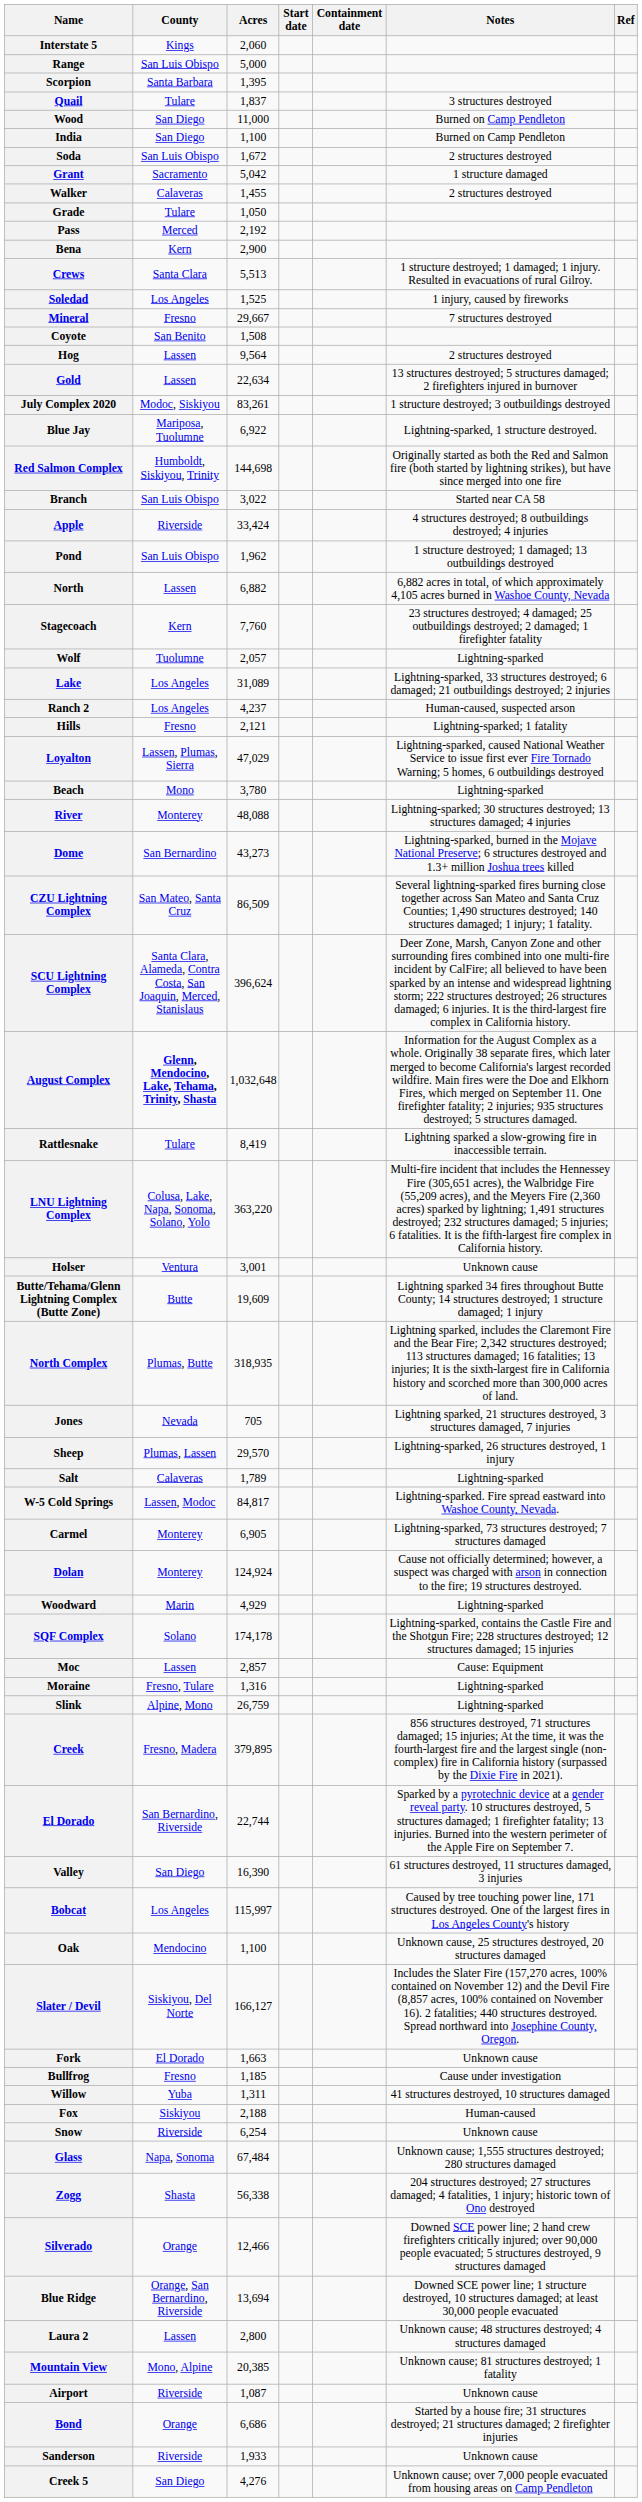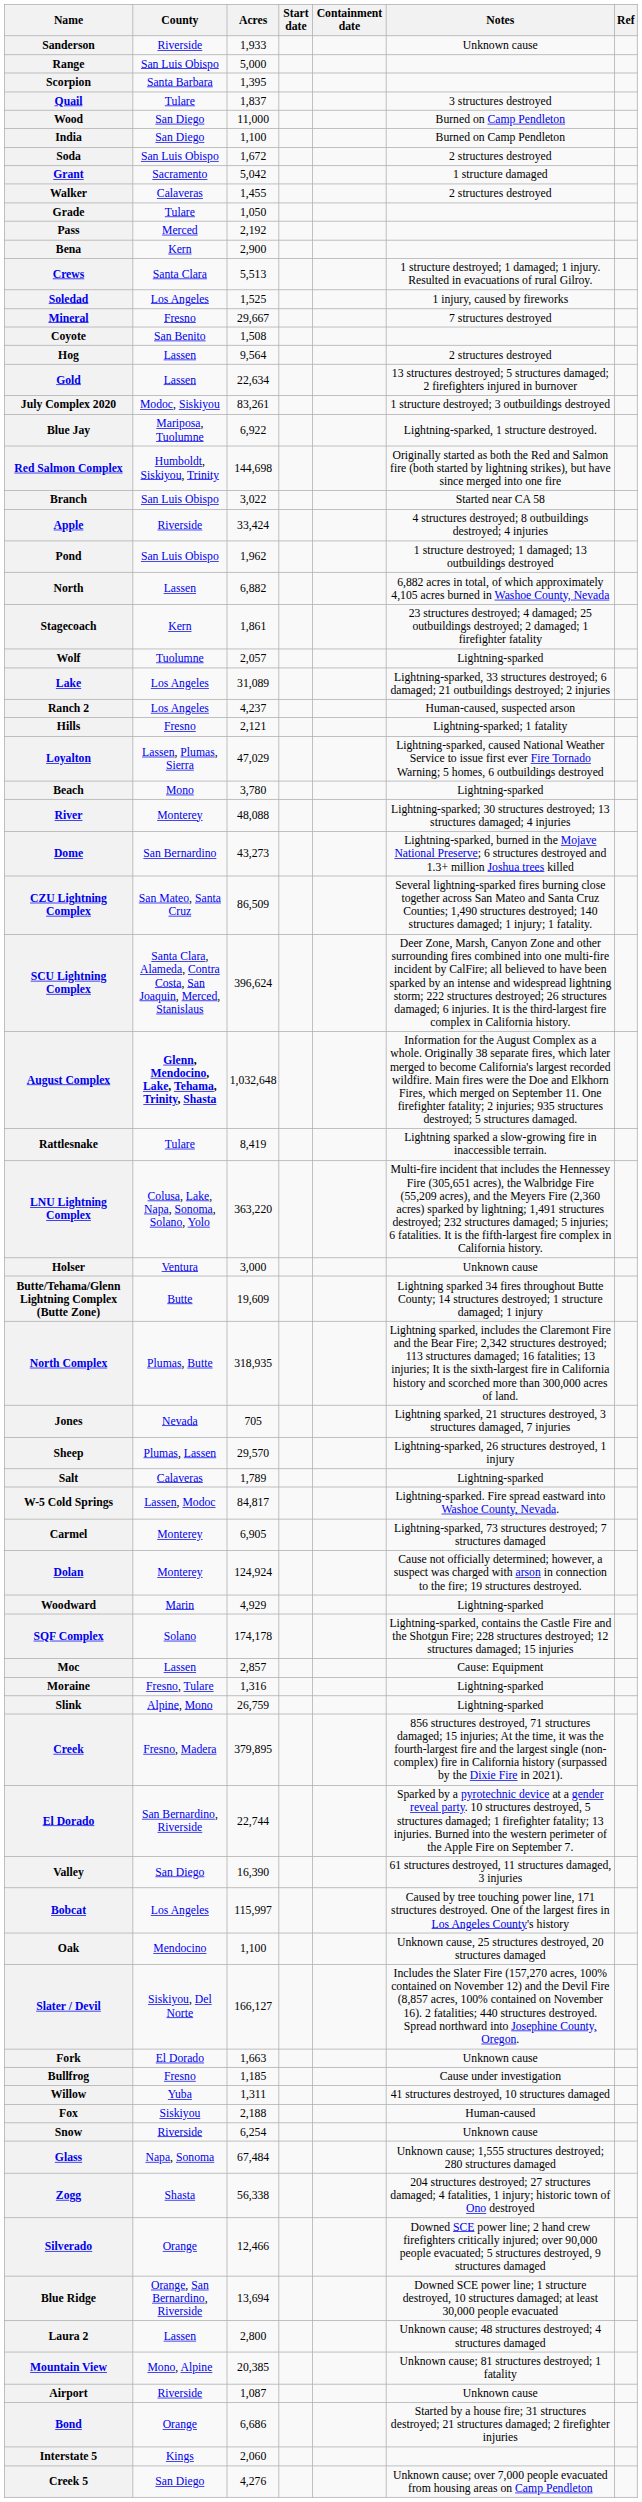rows swapped: (69, 45) <-> (69, 2456)
(253, 626) 7,760 -> (253, 626) 1,861
(253, 1267) 3,001 -> (253, 1267) 3,000
